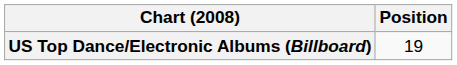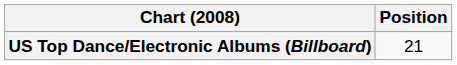(413, 45) 19 -> (413, 45) 21
